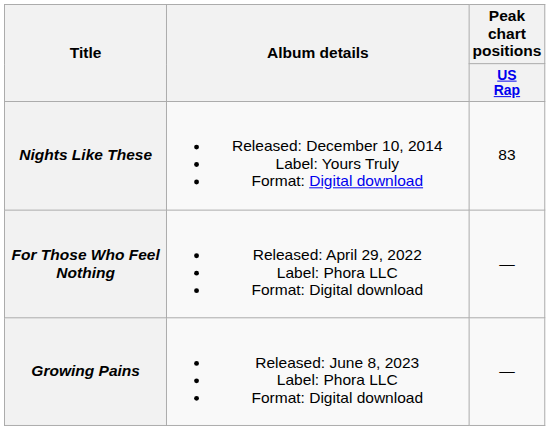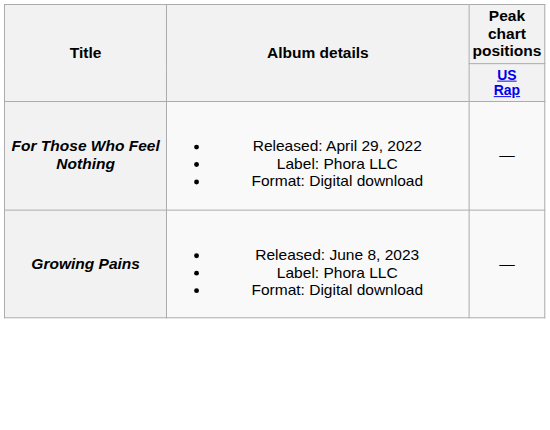- row: (86, 155)
